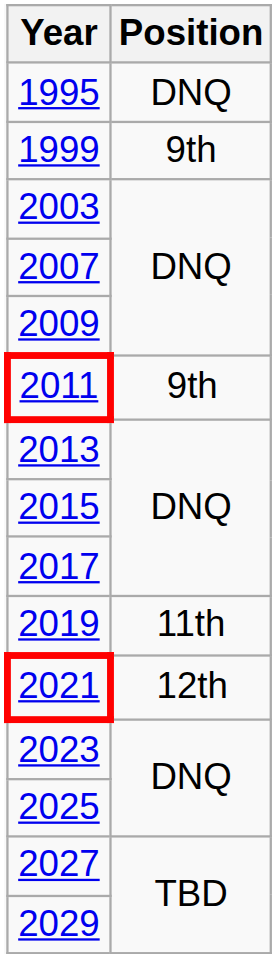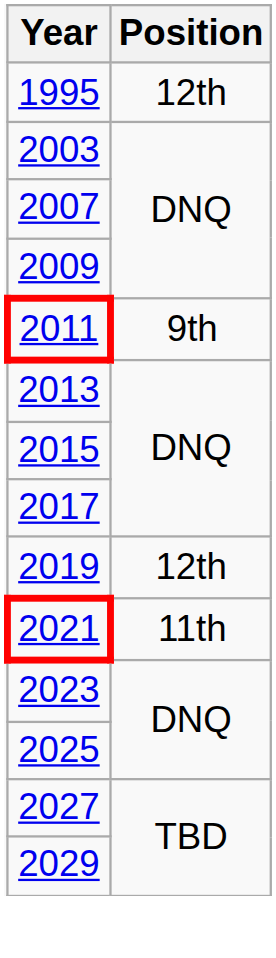(191, 91) DNQ -> (191, 91) 12th
- row: (59, 149)
(191, 624) 11th -> (191, 566) 12th
(192, 686) 12th -> (192, 628) 11th
